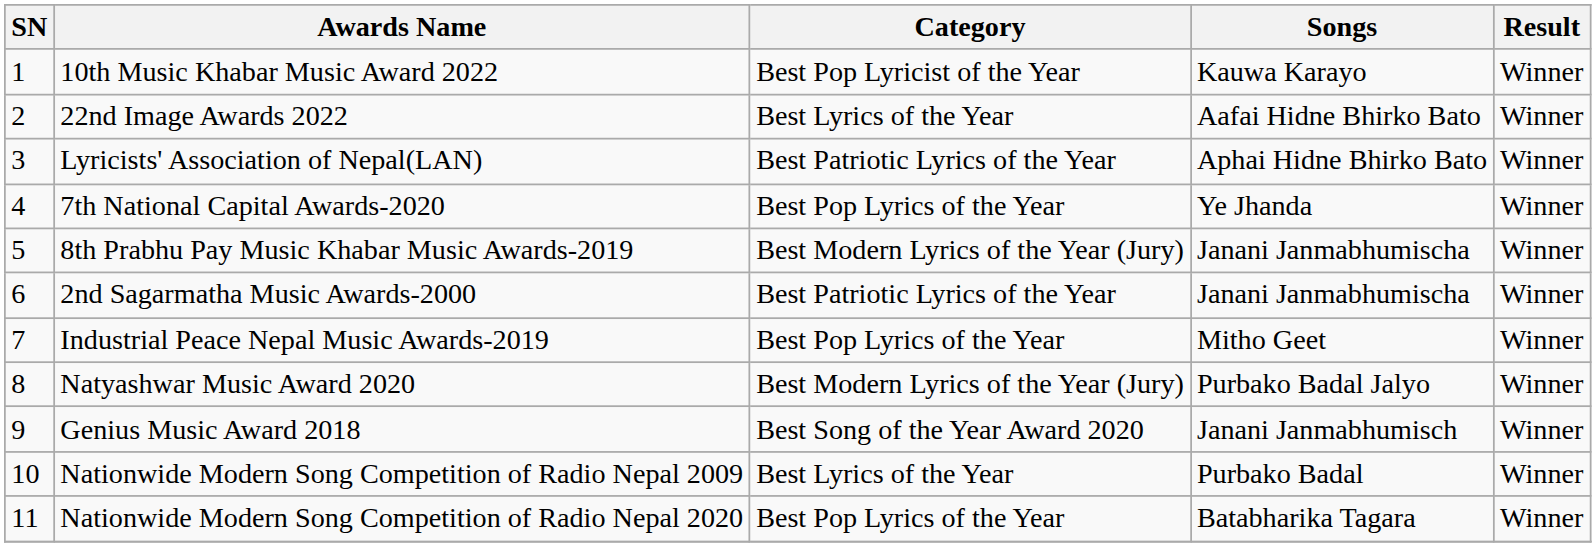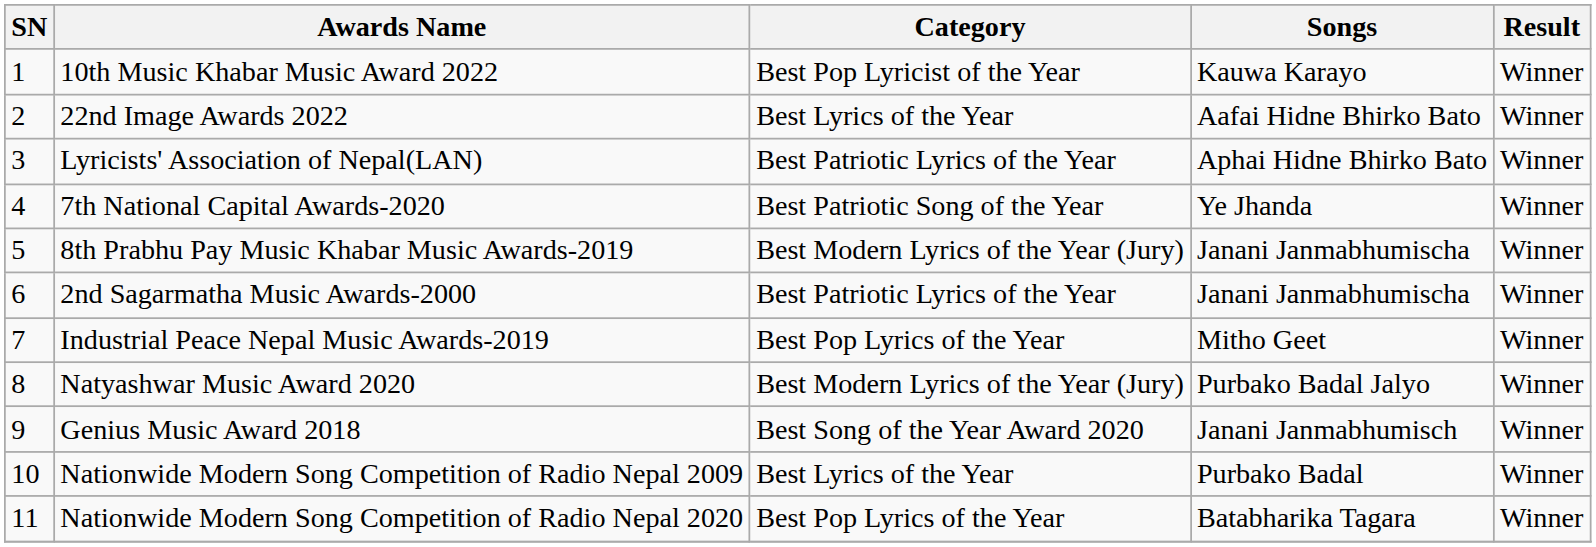(910, 205) Best Pop Lyrics of the Year -> (930, 205) Best Patriotic Song of the Year
